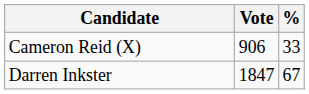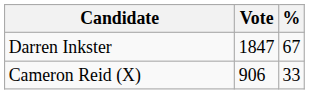rows swapped: (60, 74) <-> (75, 46)
